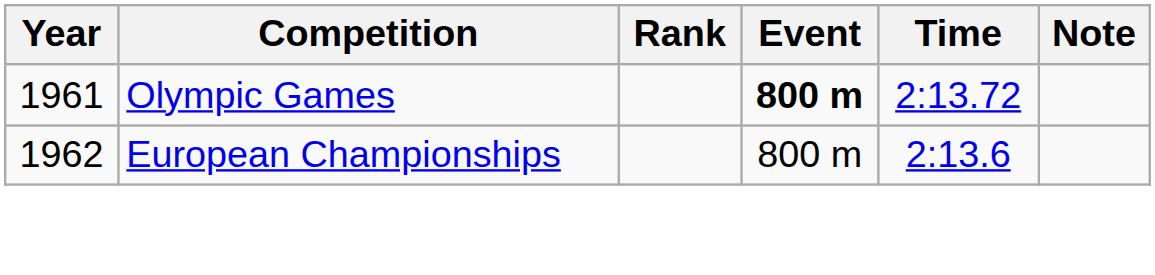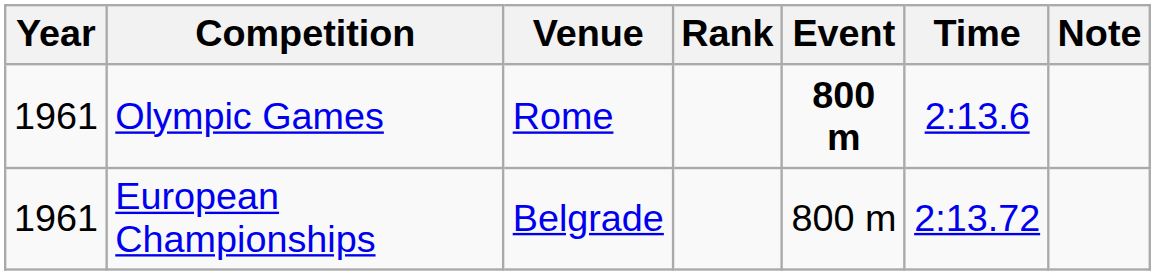+ column: (588, 34)
(958, 94) 2:13.72 -> (977, 115) 2:13.6
(61, 154) 1962 -> (56, 217) 1961
(958, 154) 2:13.6 -> (977, 217) 2:13.72
